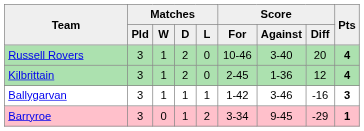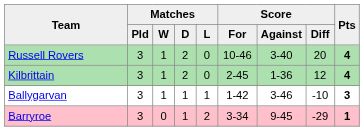(320, 95) -16 -> (320, 95) -10
